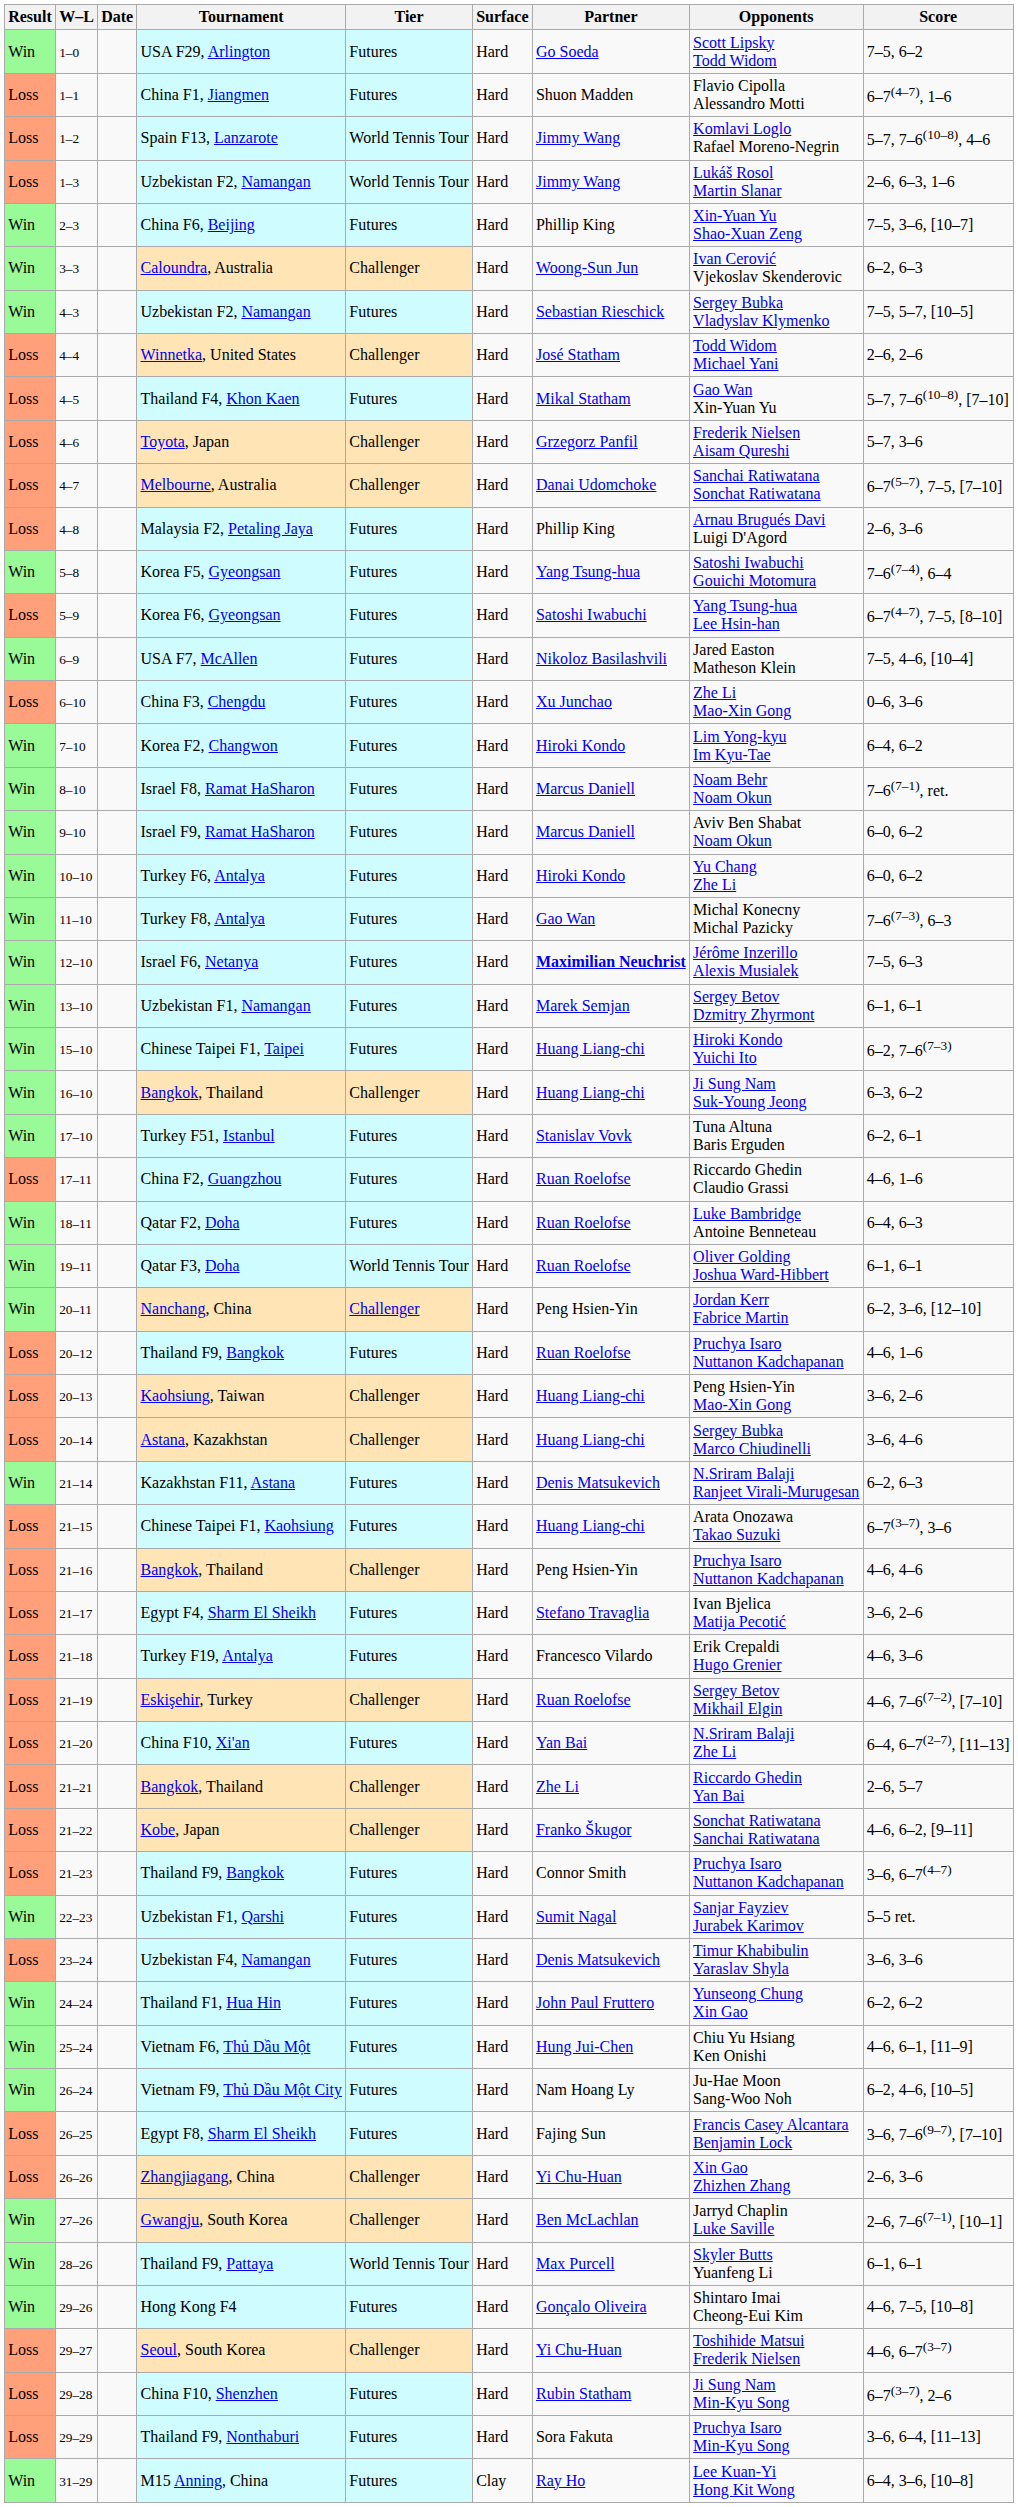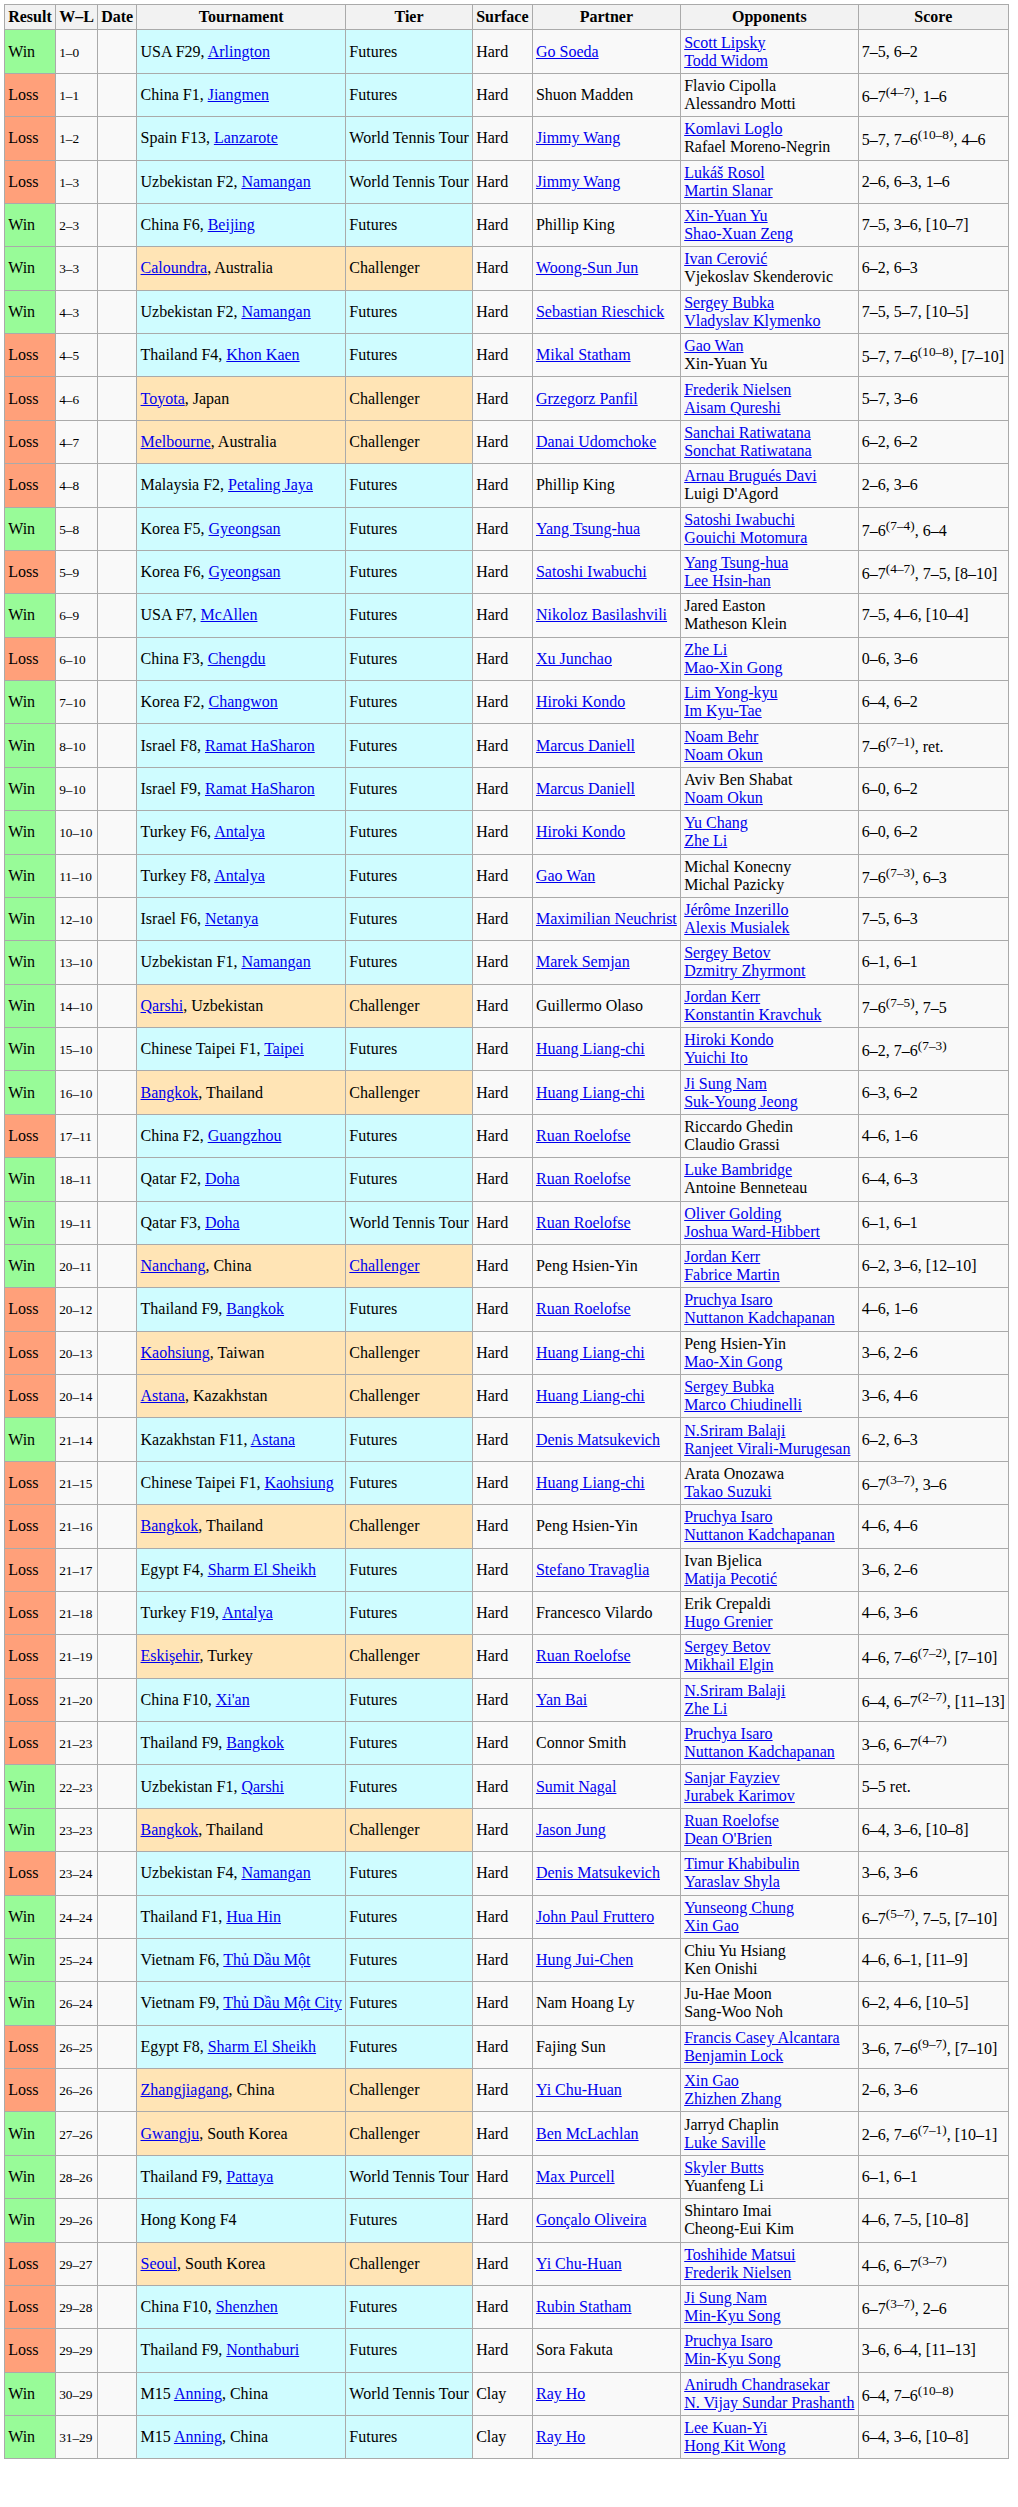- row: (69, 356)
(934, 485) 6–7(5–7), 7–5, [7–10] -> (890, 441) 6–2, 6–2
(611, 962) bold -> (606, 919) normal
+ row: (76, 1006)
- row: (76, 1136)
- row: (76, 1787)
- row: (76, 1830)
+ row: (76, 1830)
(895, 2003) 6–2, 6–2 -> (930, 1916) 6–7(5–7), 7–5, [7–10]
+ row: (76, 2394)
